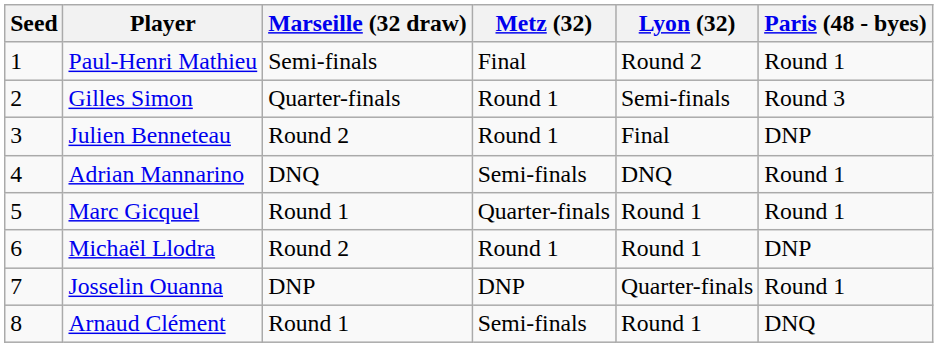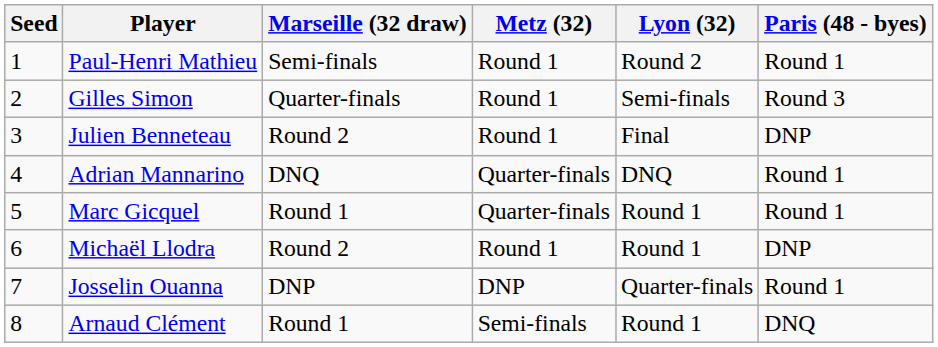(502, 60) Final -> (518, 60) Round 1
(532, 173) Semi-finals -> (544, 173) Quarter-finals
